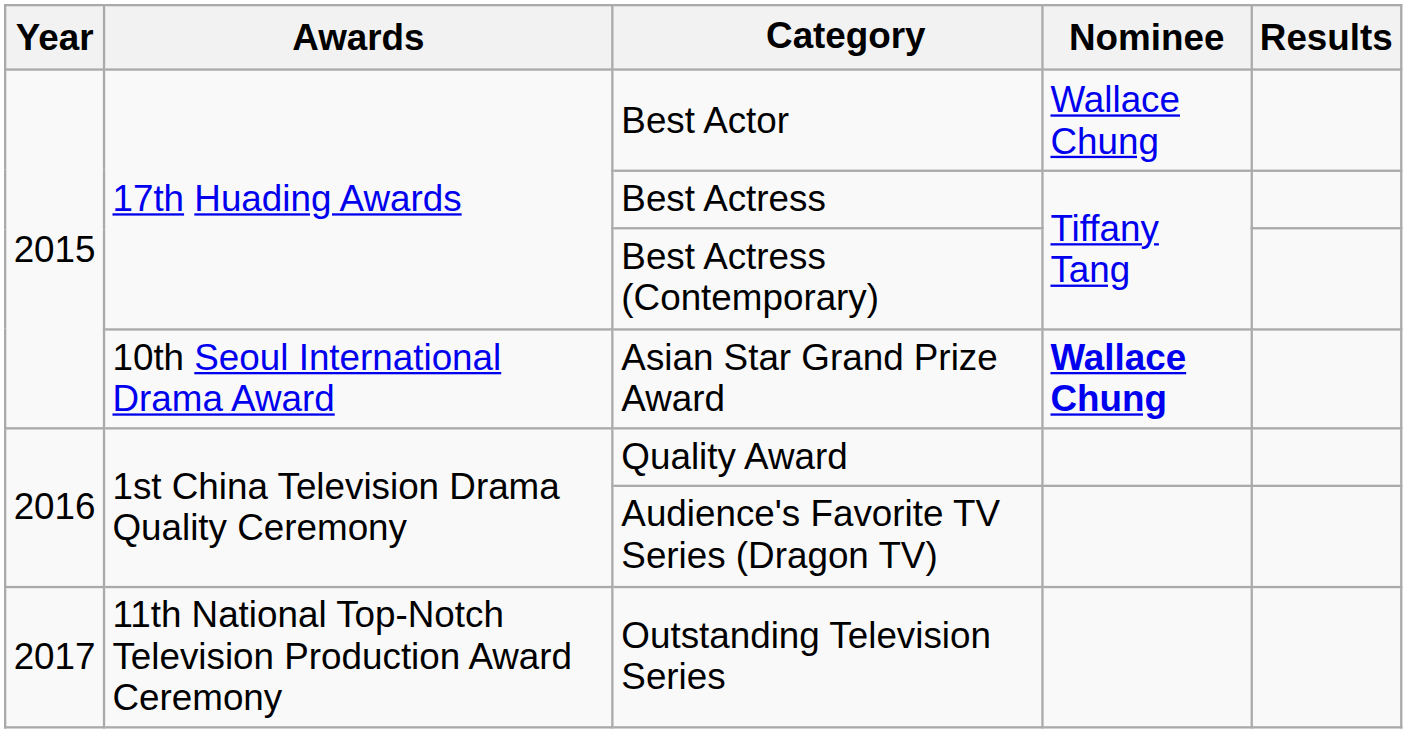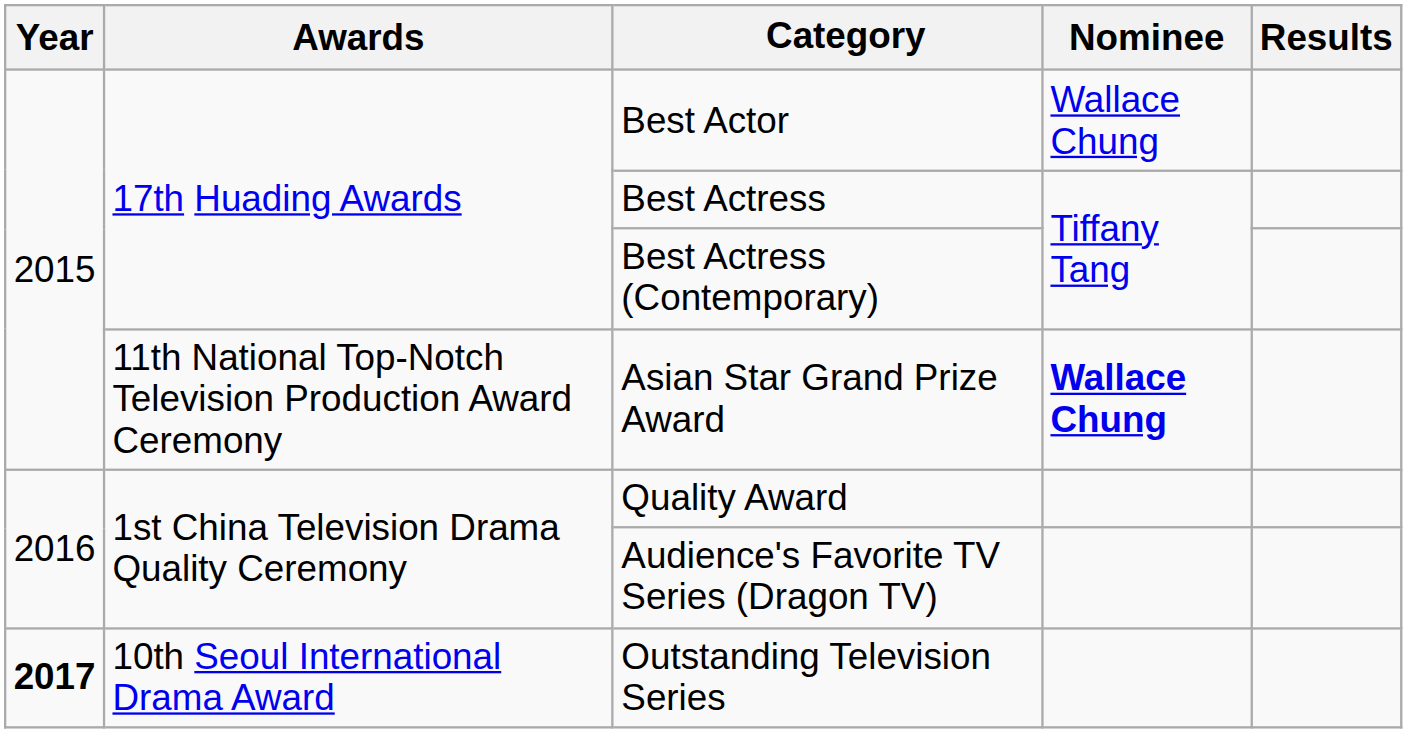(307, 377) 10th Seoul International Drama Award -> (342, 398) 11th National Top-Notch Television Production Award Ceremony
(55, 656) normal -> (55, 676) bold
(342, 656) 11th National Top-Notch Television Production Award Ceremony -> (307, 676) 10th Seoul International Drama Award
